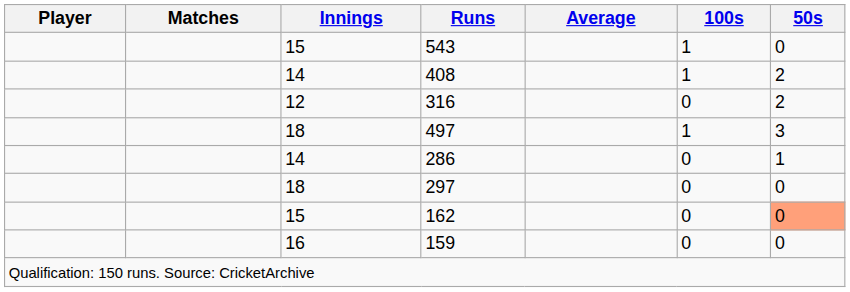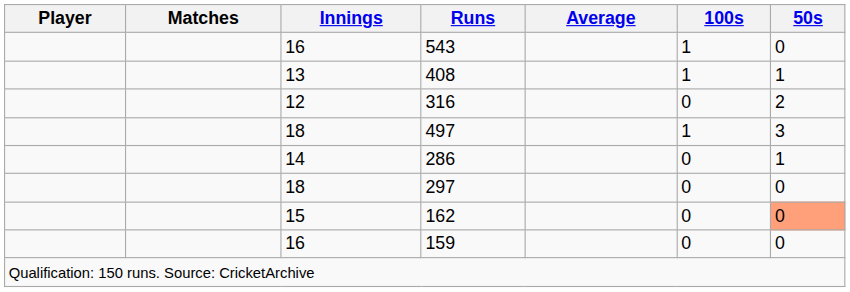(295, 46) 15 -> (295, 46) 16
(295, 74) 14 -> (295, 74) 13
(780, 74) 2 -> (780, 74) 1
